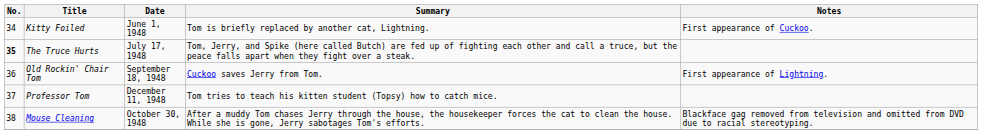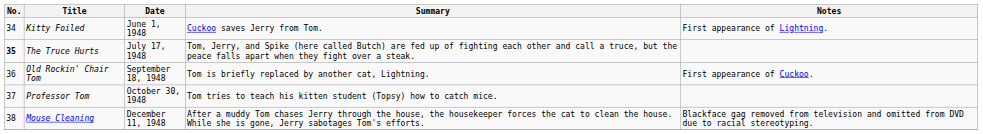(308, 29) Tom is briefly replaced by another cat, Lightning. -> (255, 29) Cuckoo saves Jerry from Tom.
(748, 29) First appearance of Cuckoo. -> (755, 29) First appearance of Lightning.
(255, 74) Cuckoo saves Jerry from Tom. -> (308, 74) Tom is briefly replaced by another cat, Lightning.
(755, 74) First appearance of Lightning. -> (748, 74) First appearance of Cuckoo.
(146, 96) December 11, 1948 -> (153, 96) October 30, 1948
(153, 118) October 30, 1948 -> (146, 118) December 11, 1948
